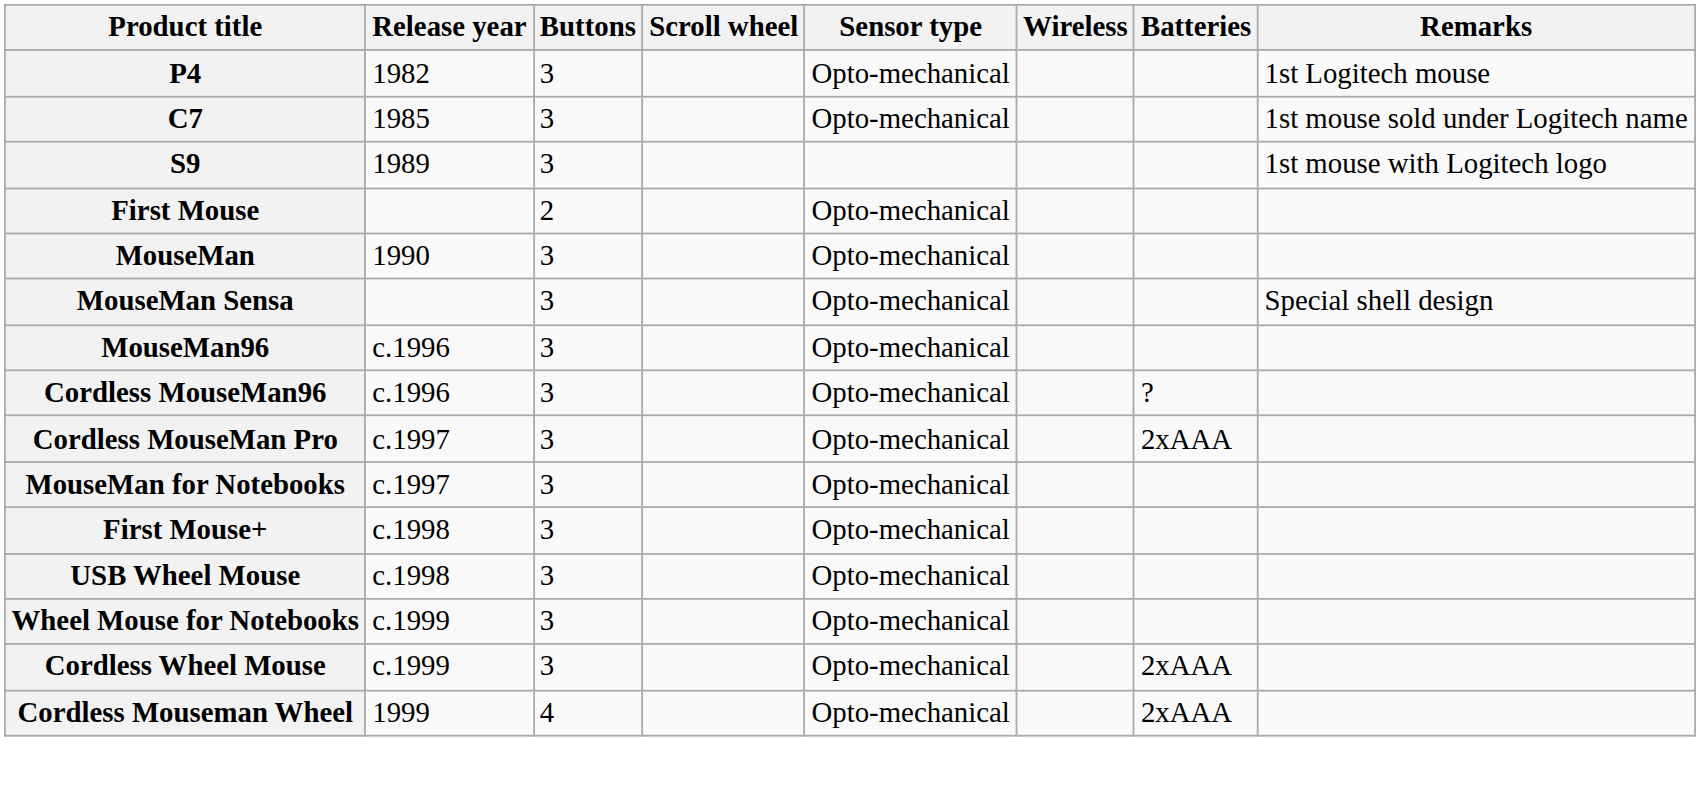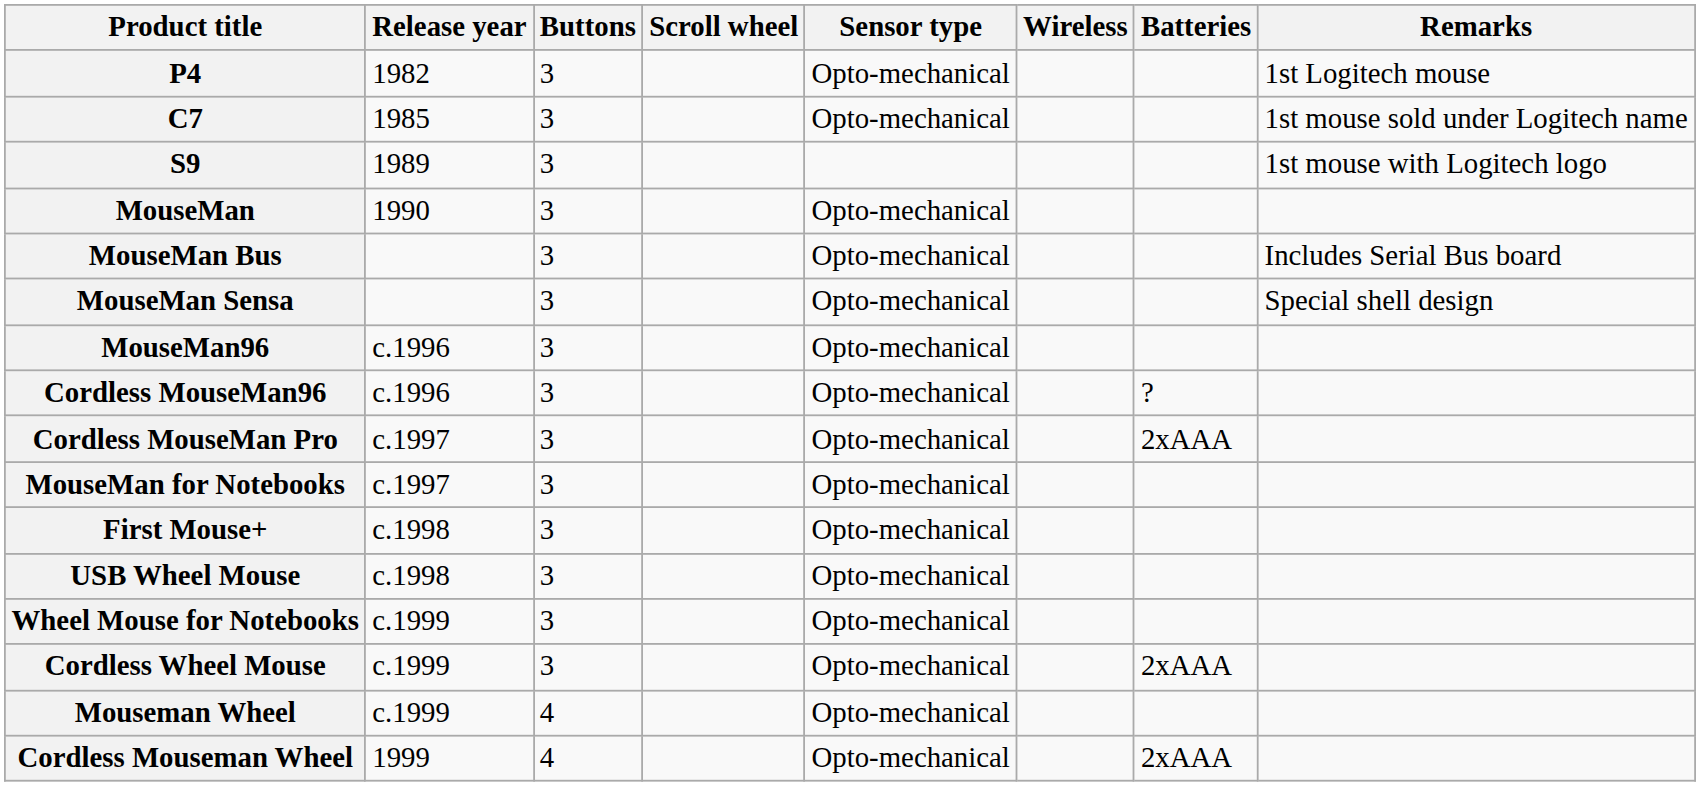- row: (185, 210)
+ row: (185, 255)
+ row: (185, 712)
